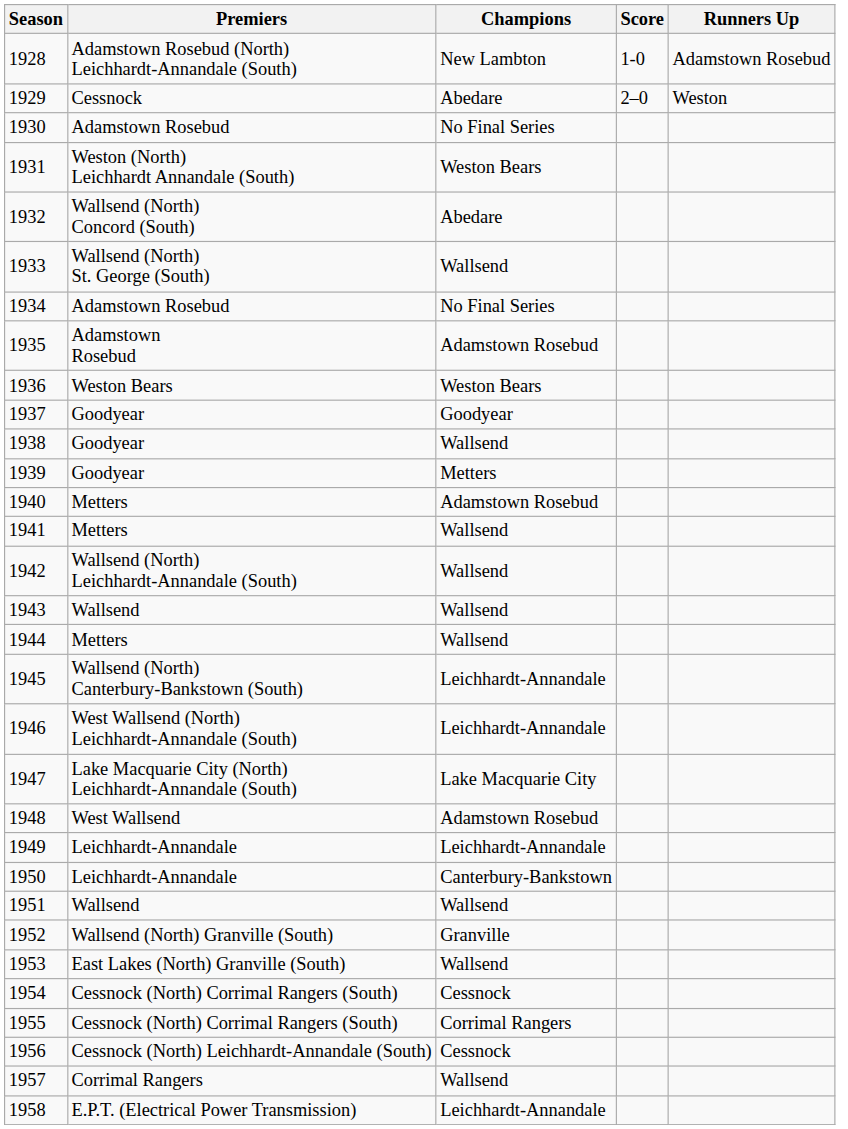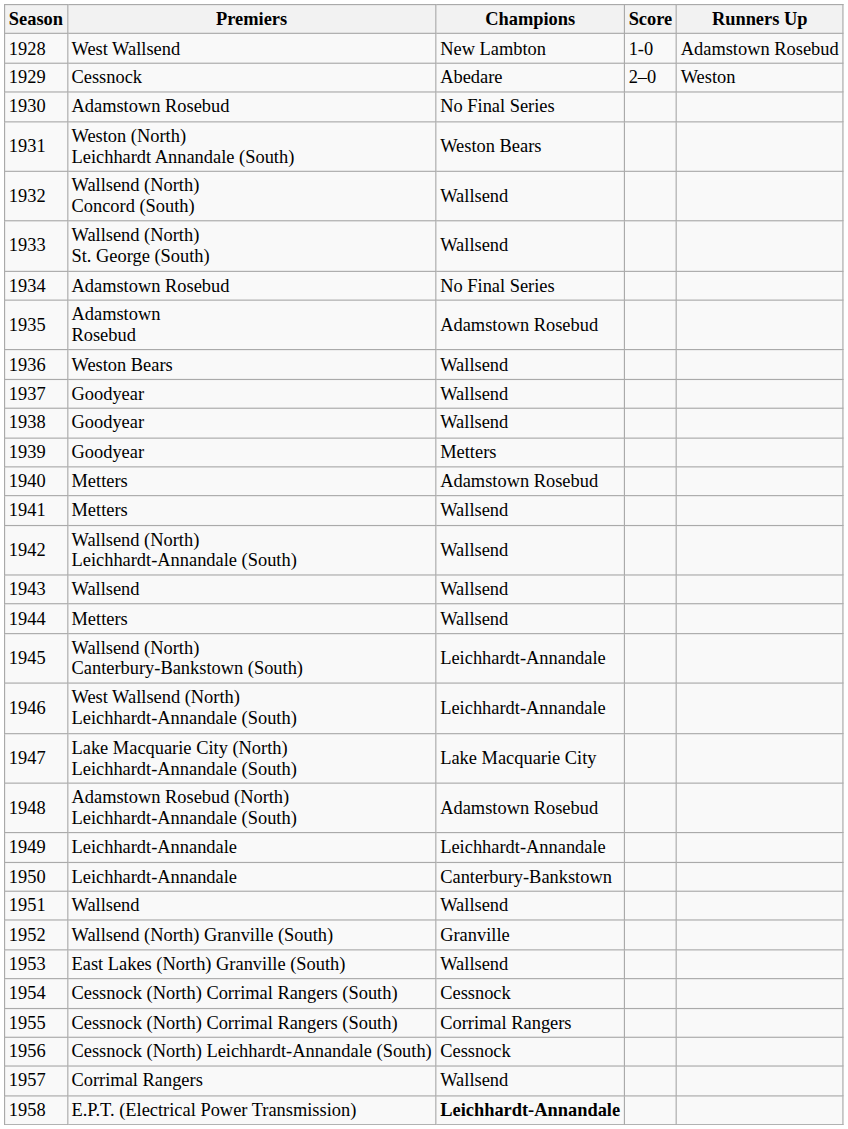(184, 58) Adamstown Rosebud (North) Leichhardt-Annandale (South) -> (126, 48) West Wallsend
(471, 216) Abedare -> (474, 196) Wallsend
(491, 385) Weston Bears -> (474, 364) Wallsend
(476, 414) Goodyear -> (474, 393) Wallsend
(126, 818) West Wallsend -> (184, 807) Adamstown Rosebud (North) Leichhardt-Annandale (South)
(523, 1110) normal -> (530, 1110) bold
